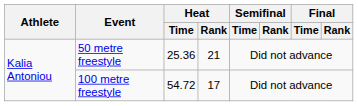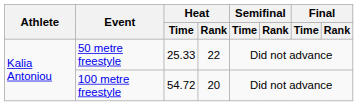(181, 55) 25.36 -> (181, 55) 25.33
(214, 55) 21 -> (214, 55) 22
(214, 86) 17 -> (214, 86) 20
